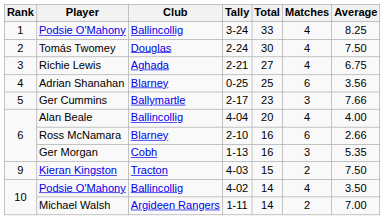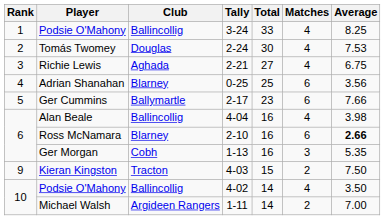(356, 48) 7.50 -> (356, 48) 7.53
(307, 100) 3 -> (307, 100) 6
(267, 118) 20 -> (267, 118) 16
(356, 118) 4.00 -> (356, 118) 3.98
(356, 135) normal -> (356, 135) bold
